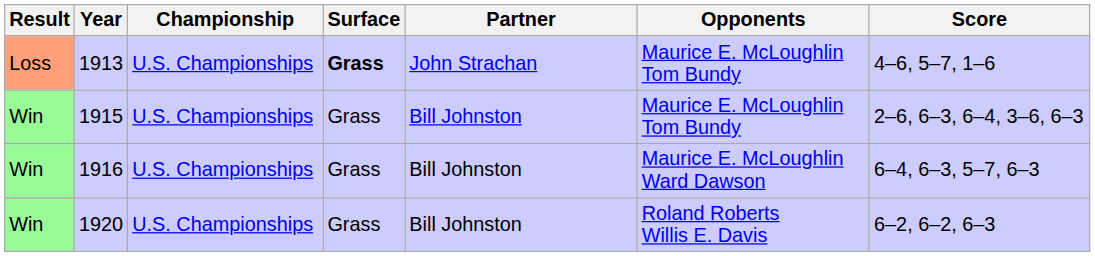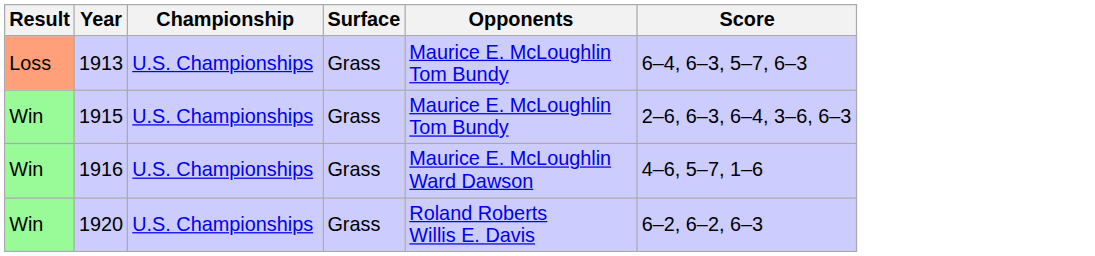- column: (521, 20)
(356, 62) bold -> (354, 62) normal
(935, 62) 4–6, 5–7, 1–6 -> (724, 62) 6–4, 6–3, 5–7, 6–3
(957, 170) 6–4, 6–3, 5–7, 6–3 -> (702, 170) 4–6, 5–7, 1–6
